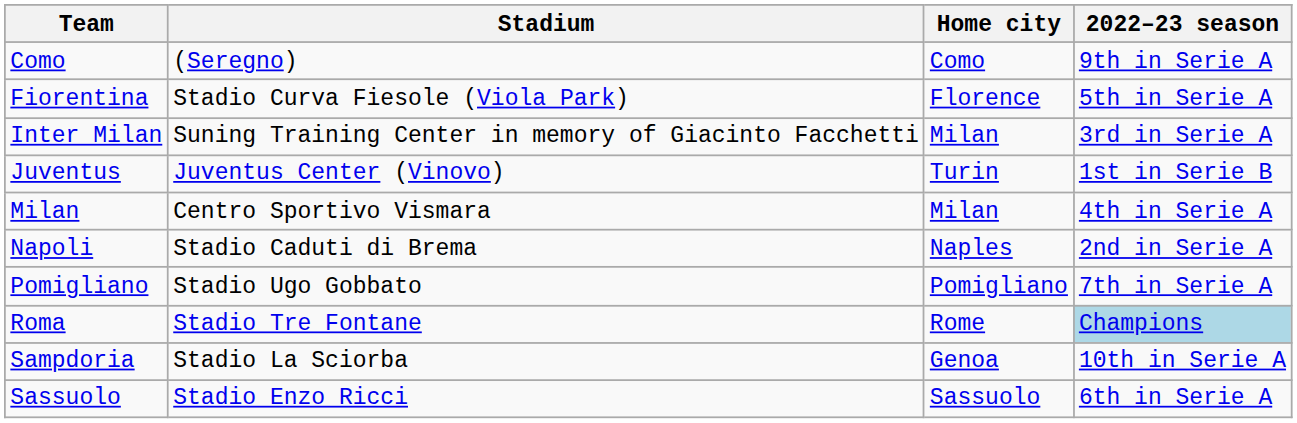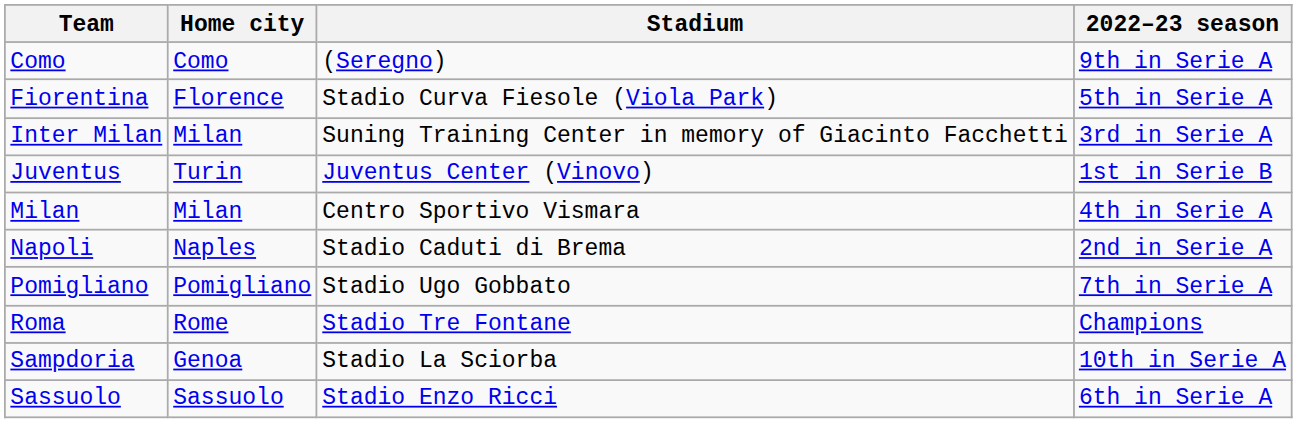columns swapped: (999, 24) <-> (546, 24)
(1141, 324) lightblue background -> (1141, 324) no background
